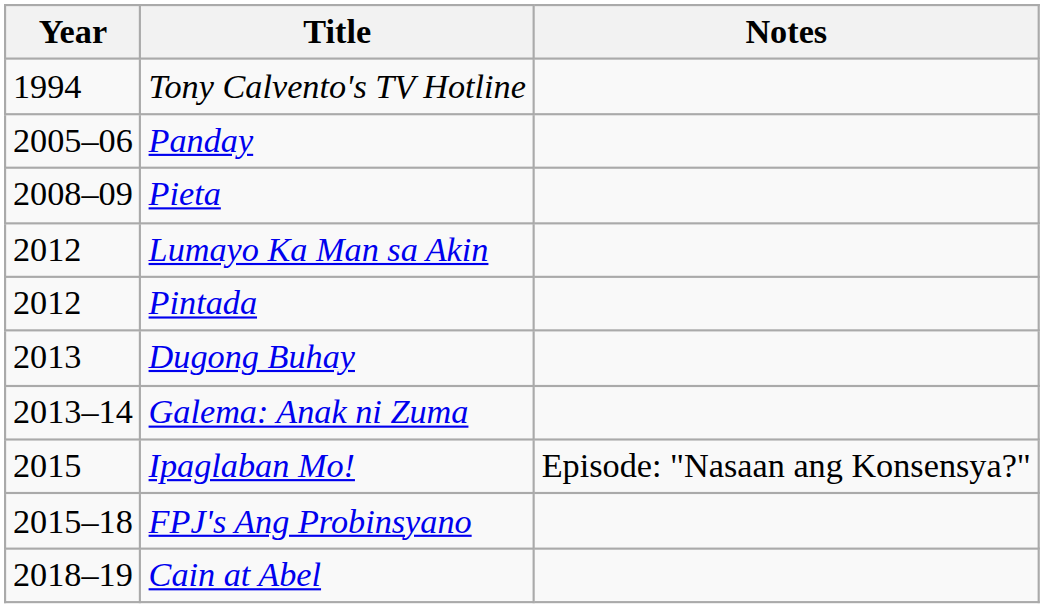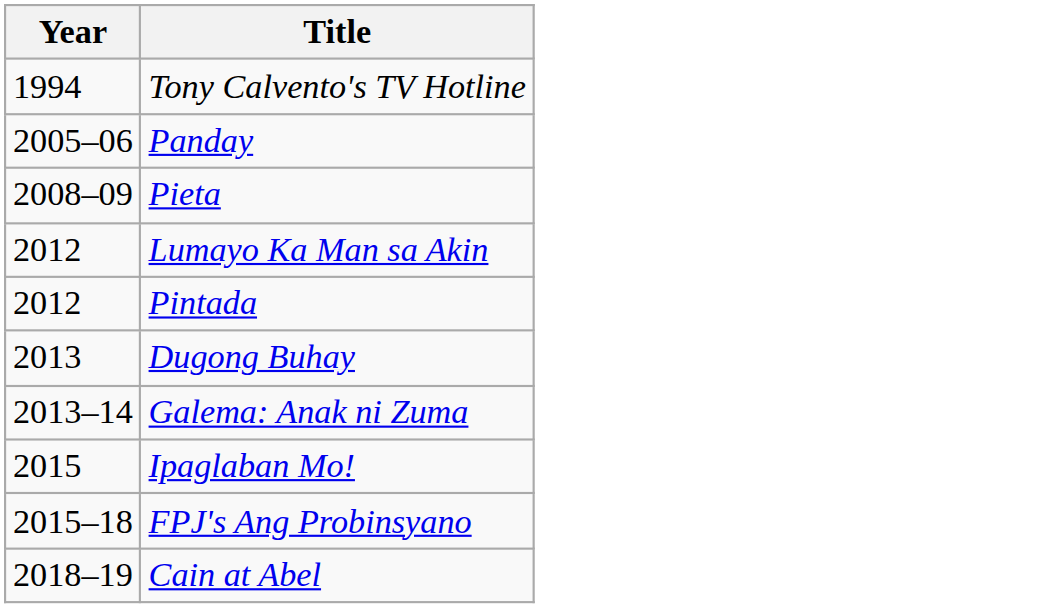- column: (786, 31)
